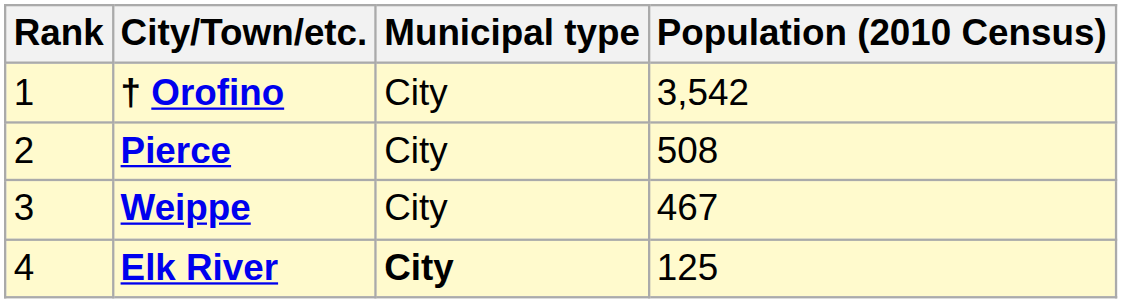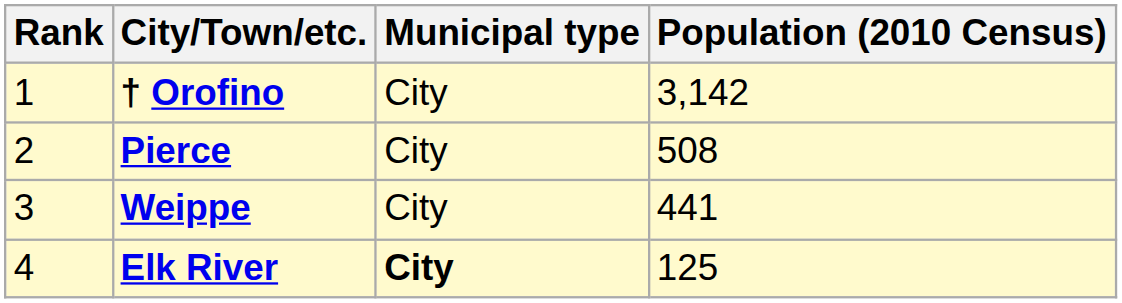(703, 92) 3,542 -> (703, 92) 3,142
(688, 208) 467 -> (688, 208) 441
